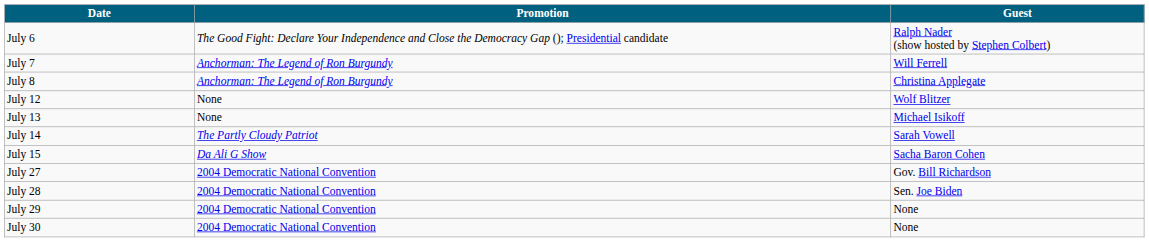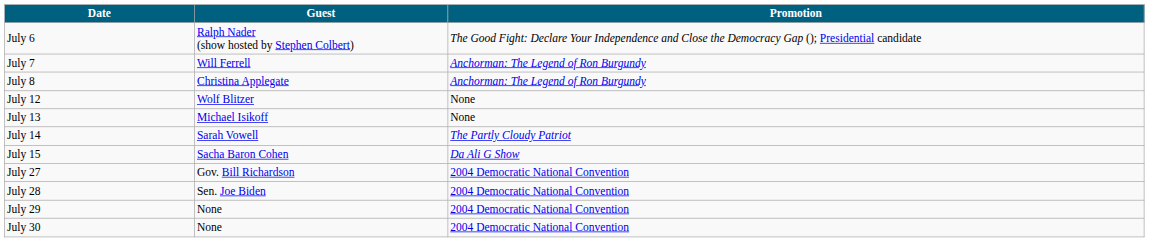columns swapped: (1017, 13) <-> (543, 13)
